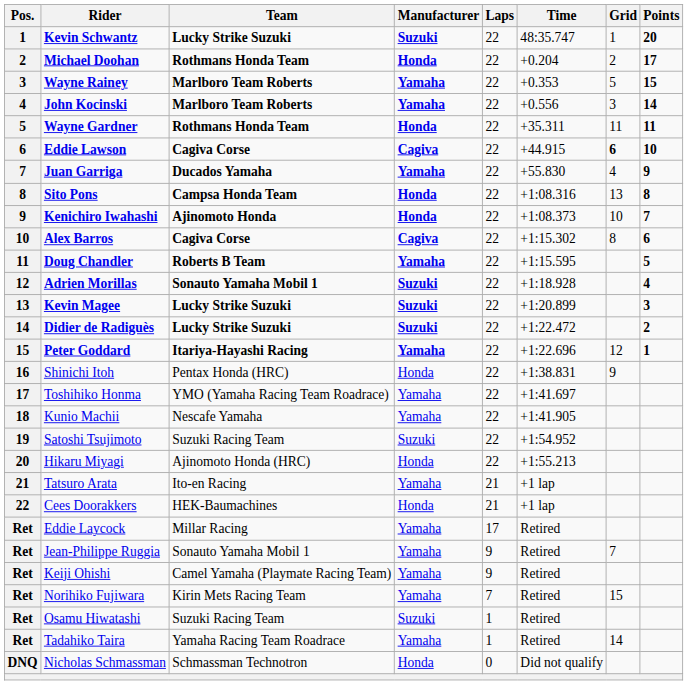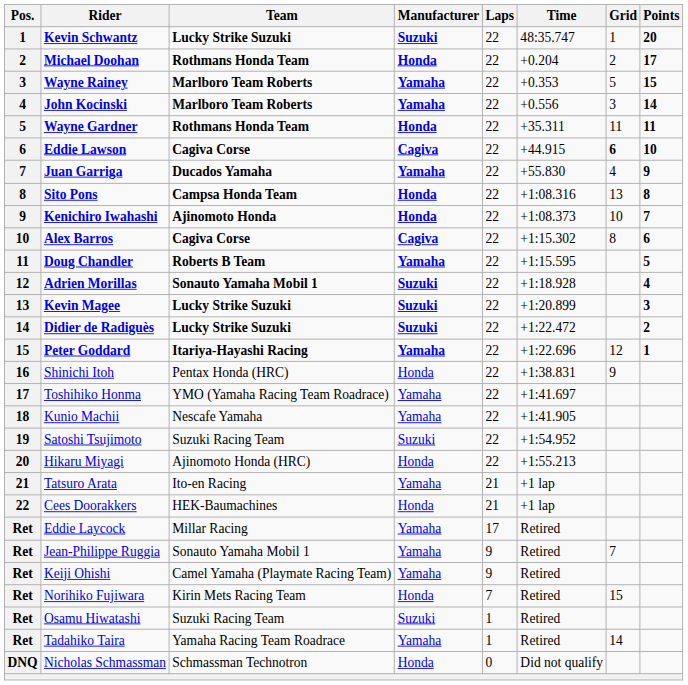(419, 595) Yamaha -> (416, 595) Honda
